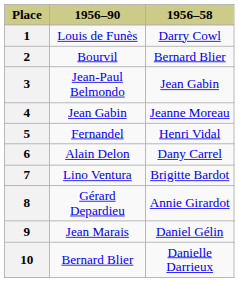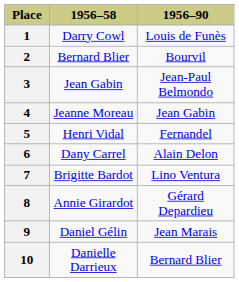columns swapped: (190, 14) <-> (97, 14)
